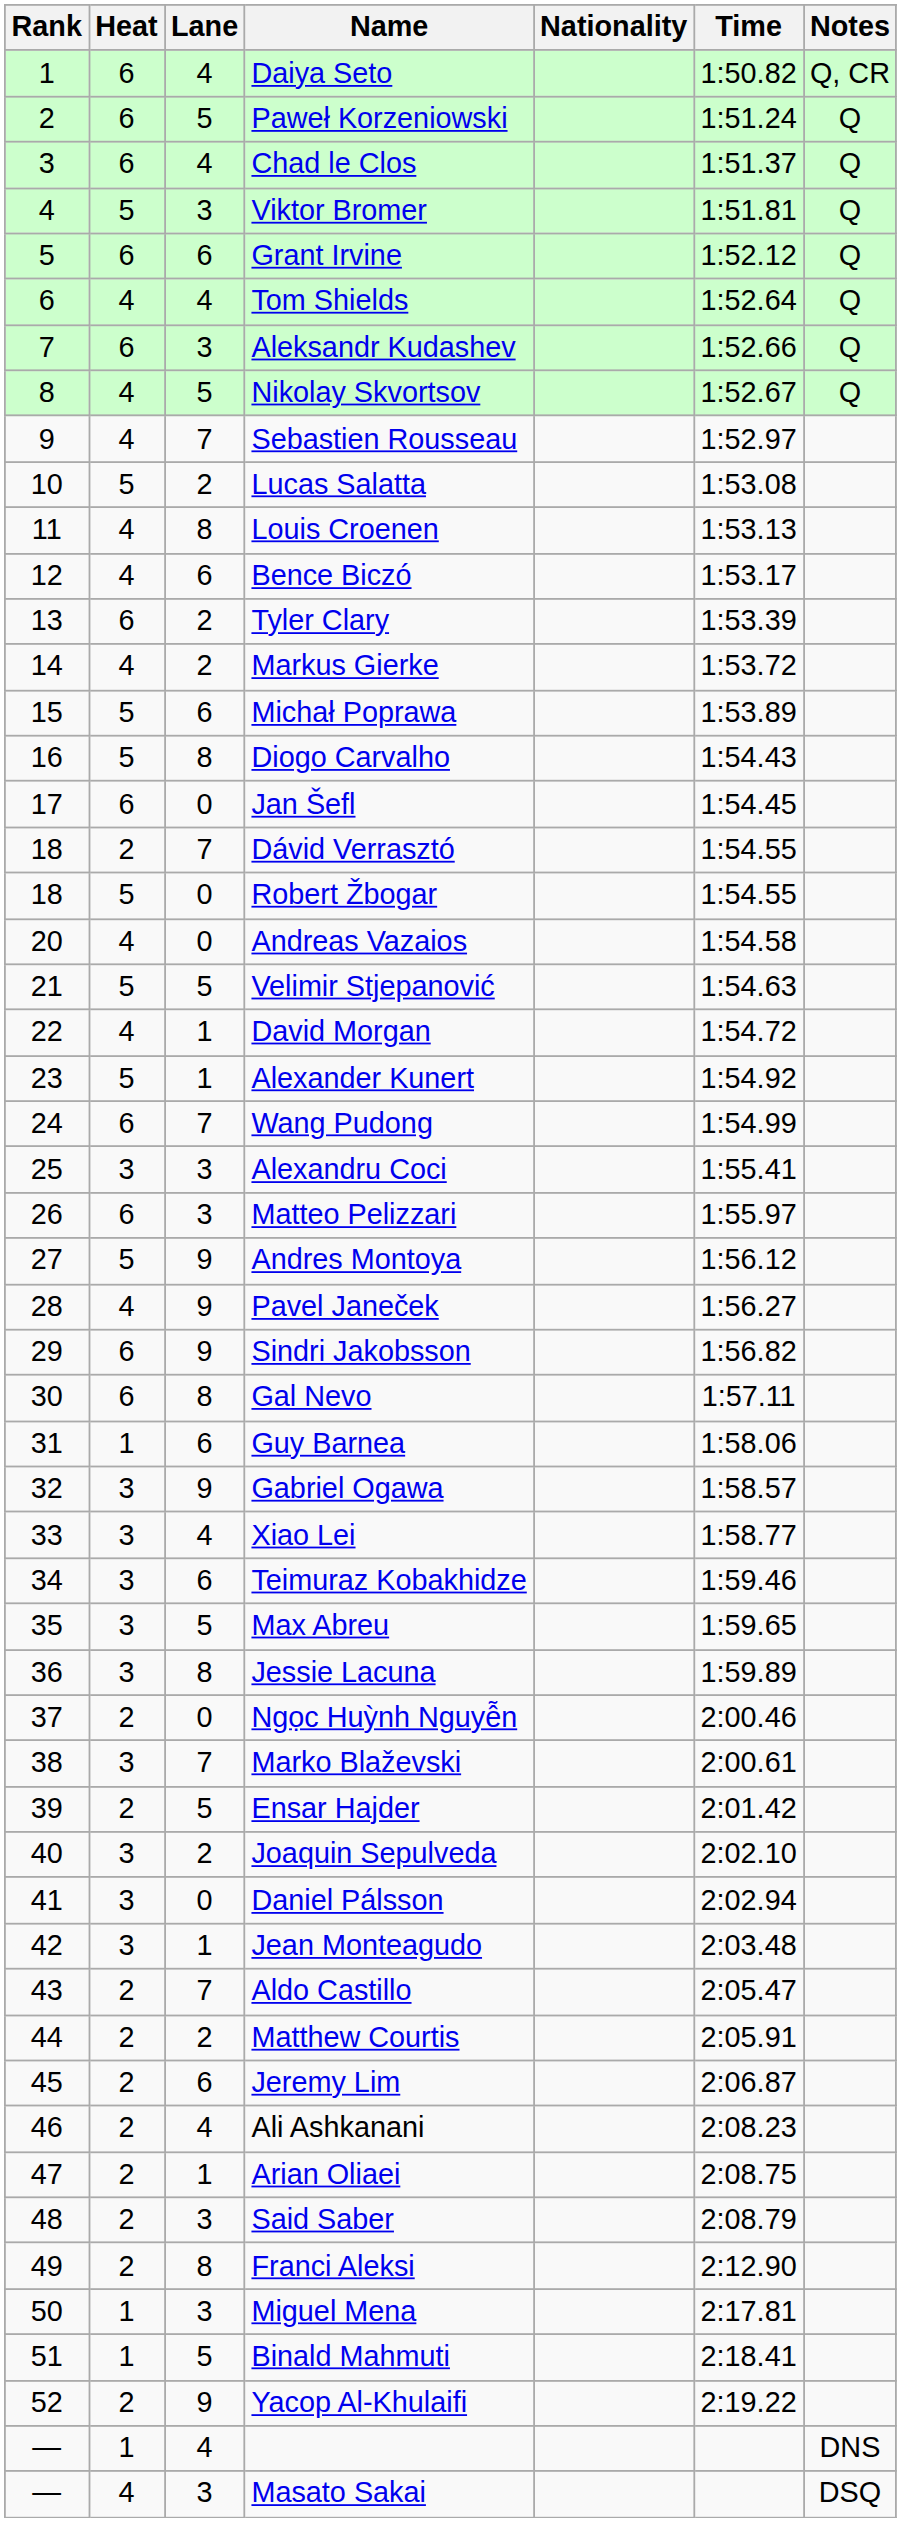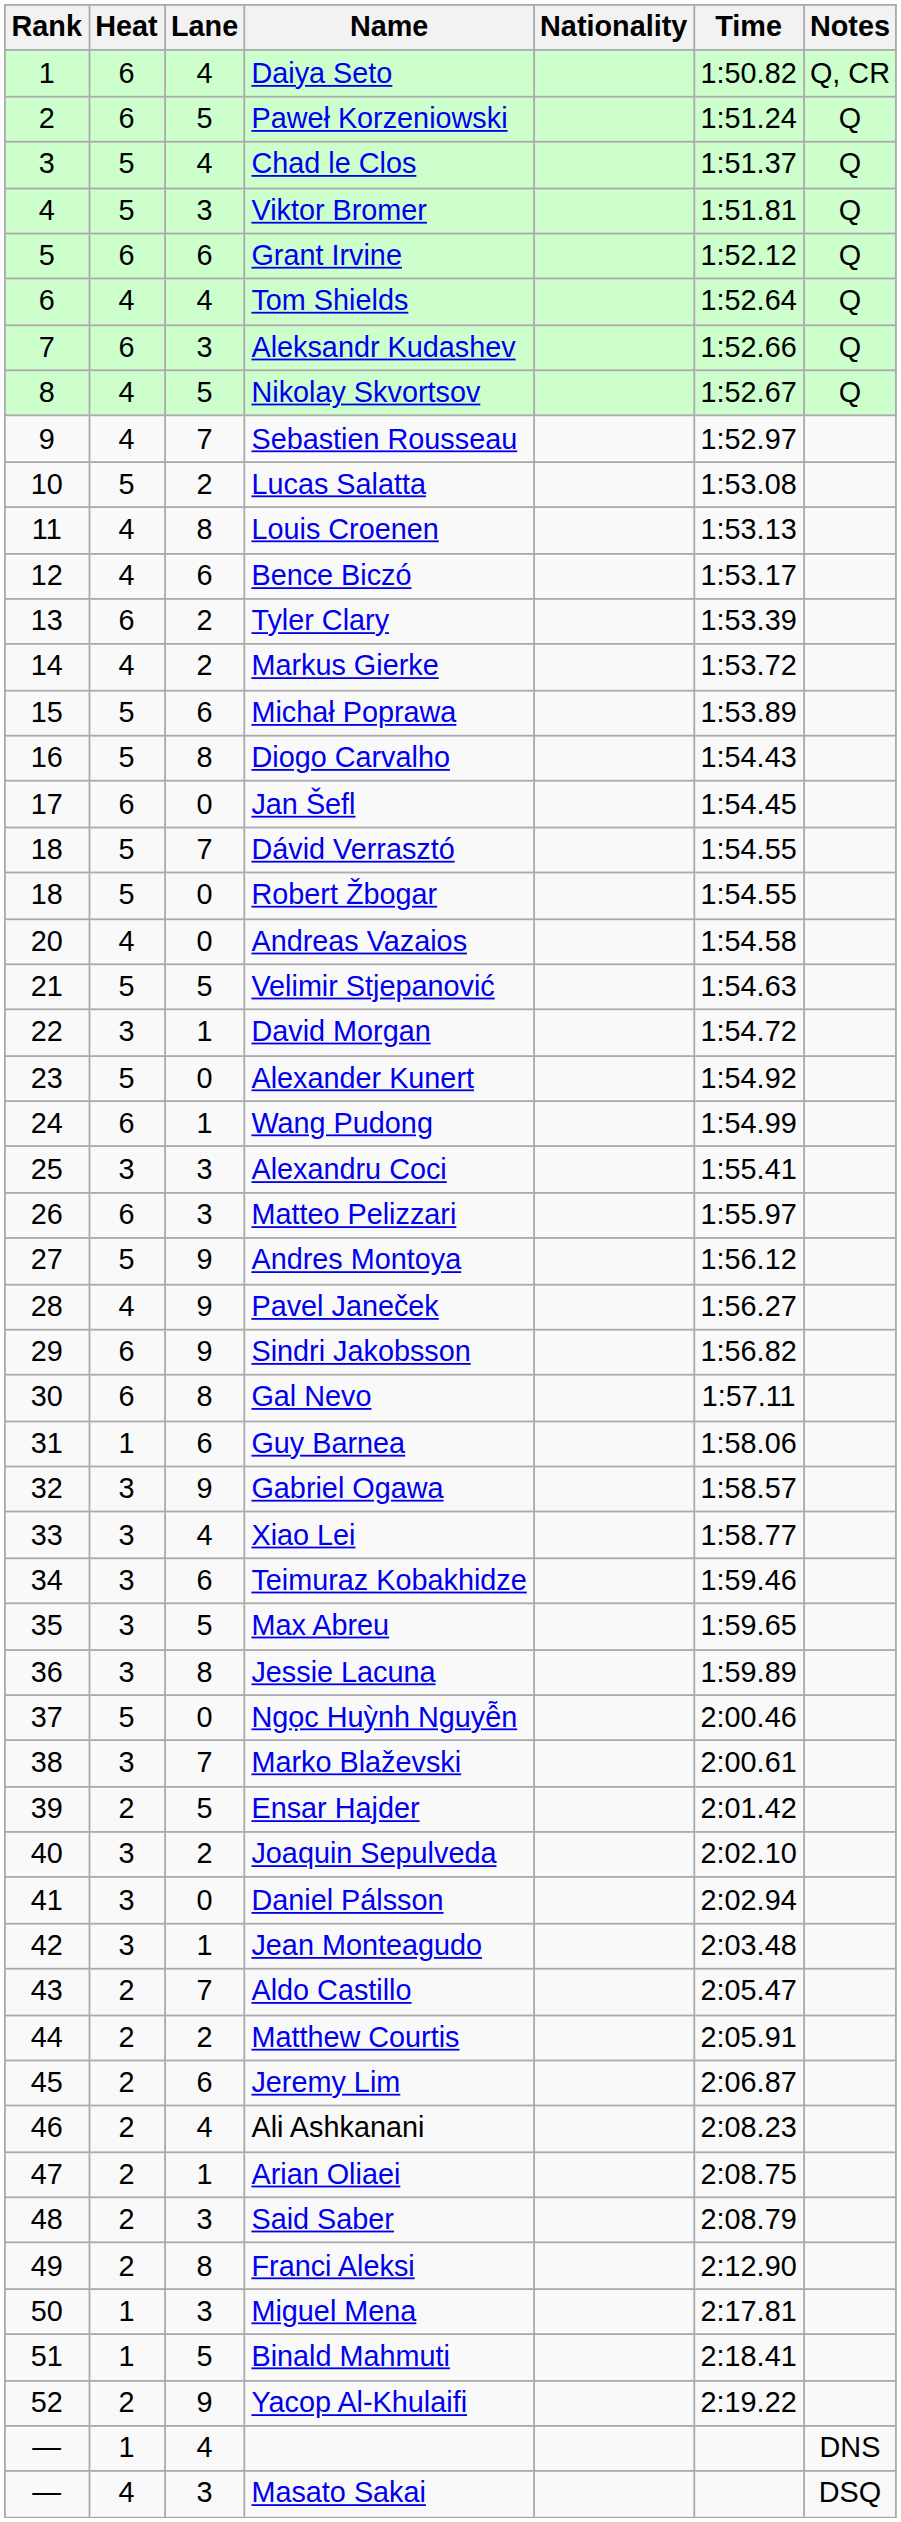(126, 164) 6 -> (126, 164) 5
(126, 849) 2 -> (126, 849) 5
(126, 1032) 4 -> (126, 1032) 3
(205, 1077) 1 -> (205, 1077) 0
(205, 1123) 7 -> (205, 1123) 1
(126, 1717) 2 -> (126, 1717) 5
